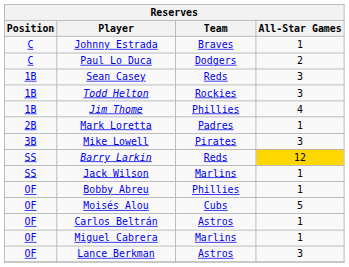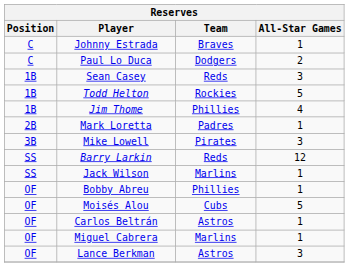(300, 93) 3 -> (300, 93) 5
(300, 157) gold background -> (300, 157) no background
